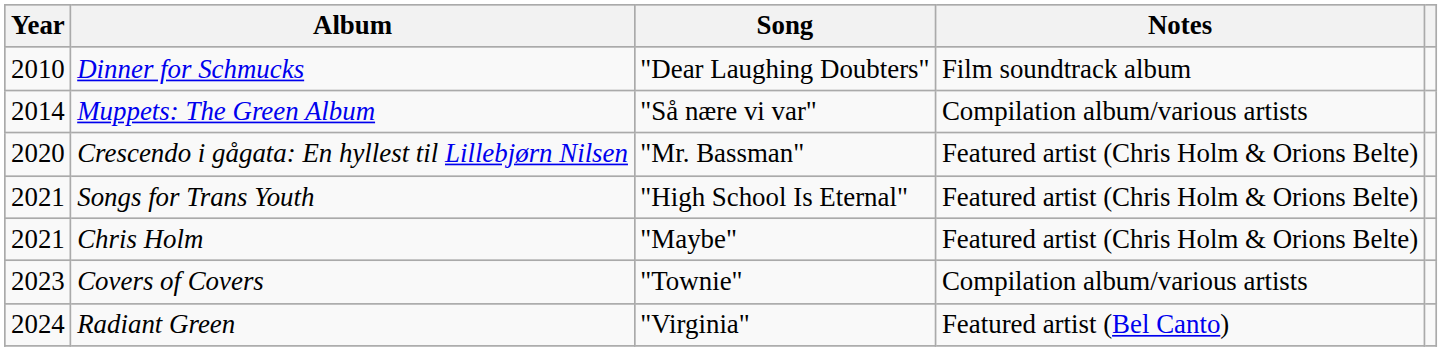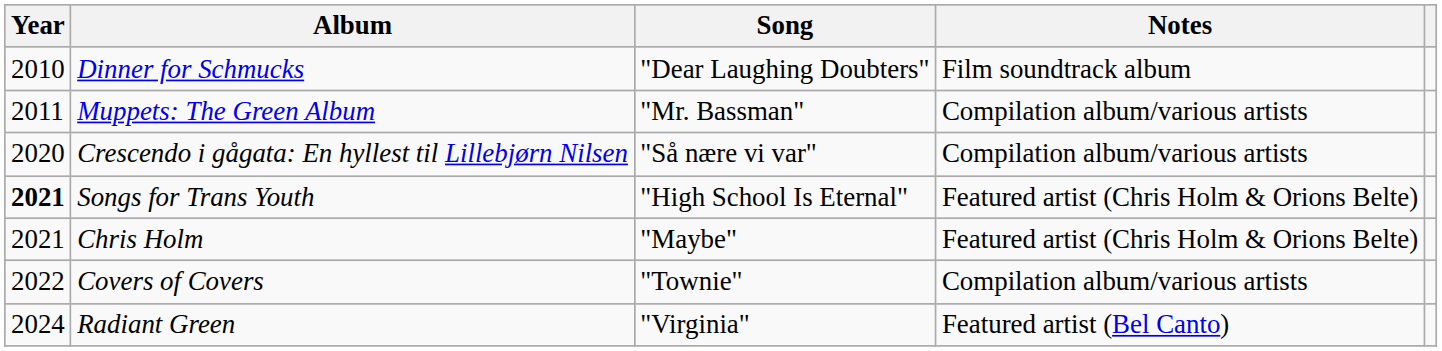(38, 111) 2014 -> (37, 111) 2011
(729, 111) "Så nære vi var" -> (722, 111) "Mr. Bassman"
(722, 153) "Mr. Bassman" -> (729, 153) "Så nære vi var"
(1180, 153) Featured artist (Chris Holm & Orions Belte) -> (1125, 153) Compilation album/various artists
(38, 196) normal -> (38, 196) bold
(38, 281) 2023 -> (38, 281) 2022
